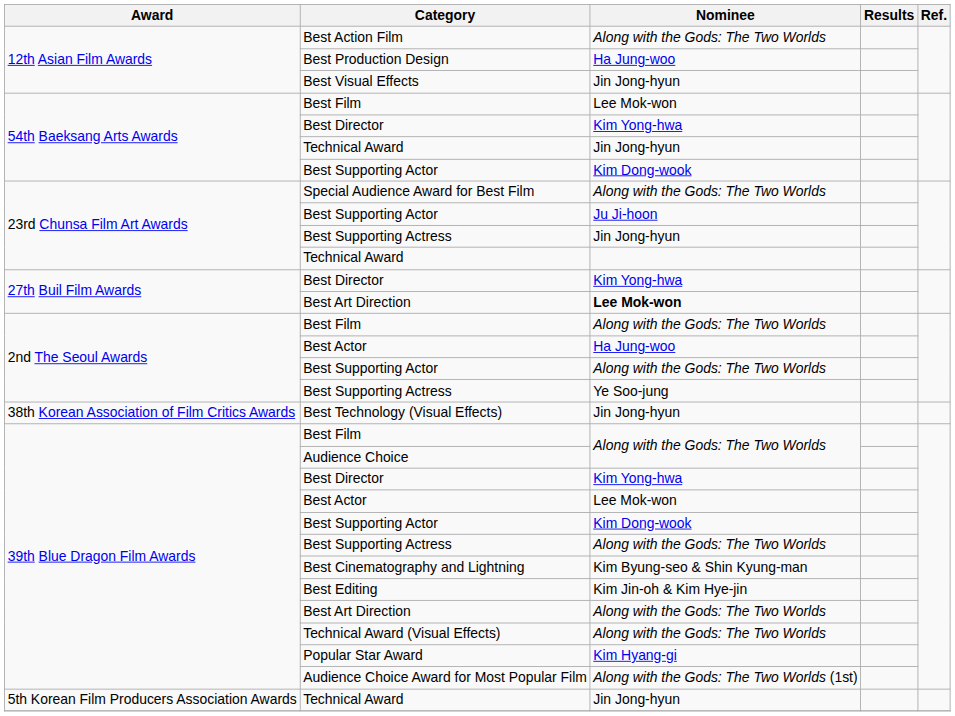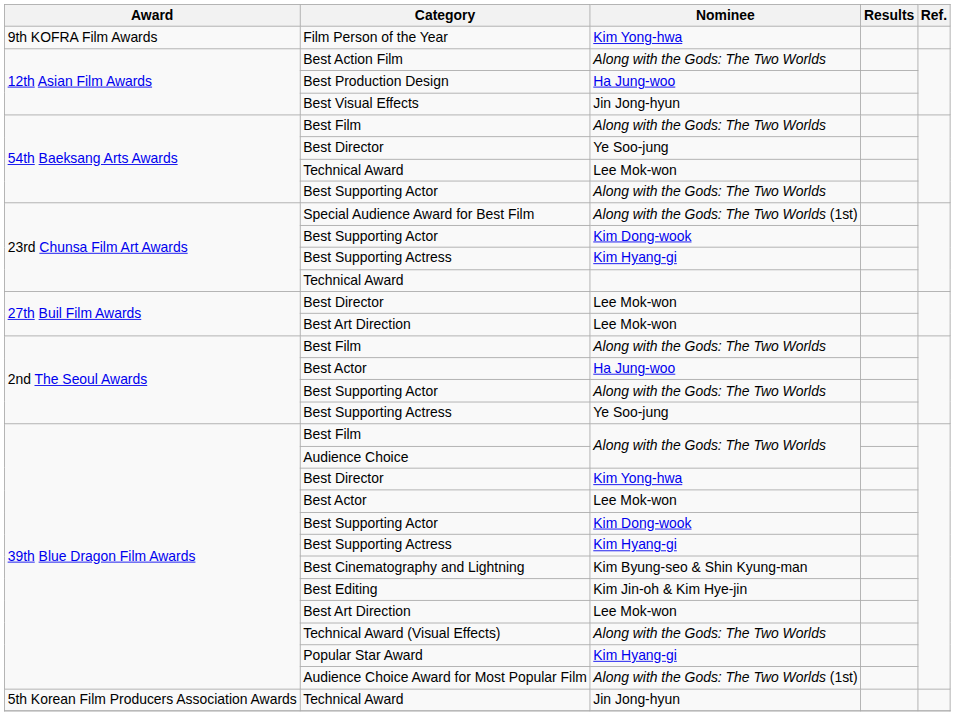+ row: (83, 37)
(635, 103) Lee Mok-won -> (710, 125) Along with the Gods: The Two Worlds
(638, 125) Kim Yong-hwa -> (631, 147) Ye Soo-jung
(637, 147) Jin Jong-hyun -> (635, 170) Lee Mok-won
(642, 170) Kim Dong-wook -> (710, 192) Along with the Gods: The Two Worlds
(710, 192) Along with the Gods: The Two Worlds -> (725, 214) Along with the Gods: The Two Worlds (1st)
(625, 214) Ju Ji-hoon -> (642, 236) Kim Dong-wook
(637, 236) Jin Jong-hyun -> (635, 258) Kim Hyang-gi
(638, 280) Kim Yong-hwa -> (635, 302) Lee Mok-won
(637, 302) bold -> (635, 324) normal
- row: (151, 412)
(710, 545) Along with the Gods: The Two Worlds -> (635, 545) Kim Hyang-gi
(710, 611) Along with the Gods: The Two Worlds -> (635, 611) Lee Mok-won
